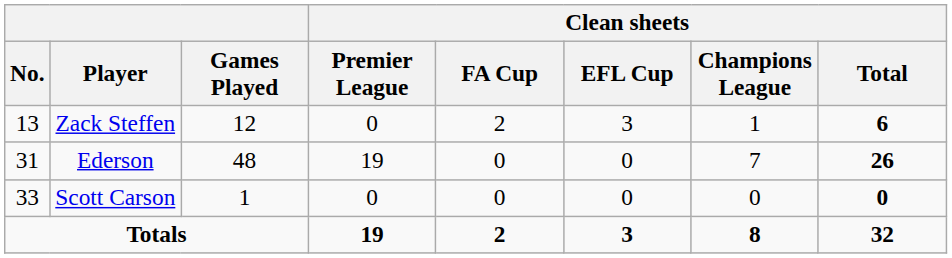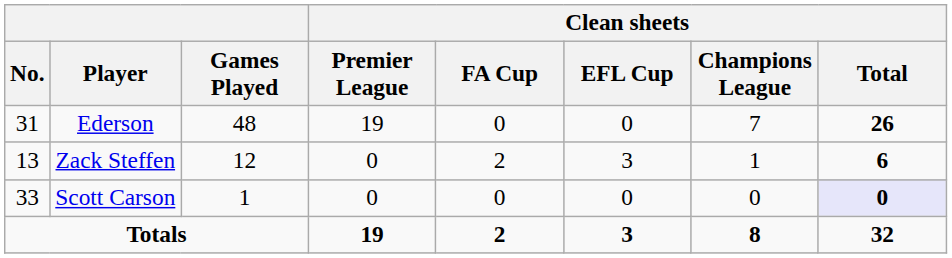rows swapped: (115, 160) <-> (115, 123)
(882, 197) no background -> (882, 197) lavender background
